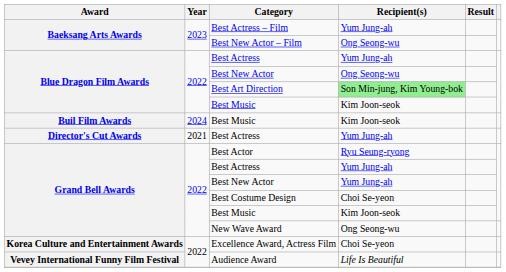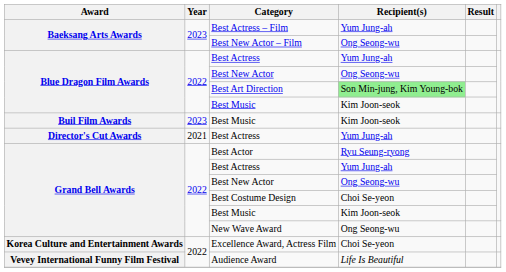(197, 120) 2024 -> (197, 120) 2023
(367, 182) Yum Jung-ah -> (370, 182) Ong Seong-wu
